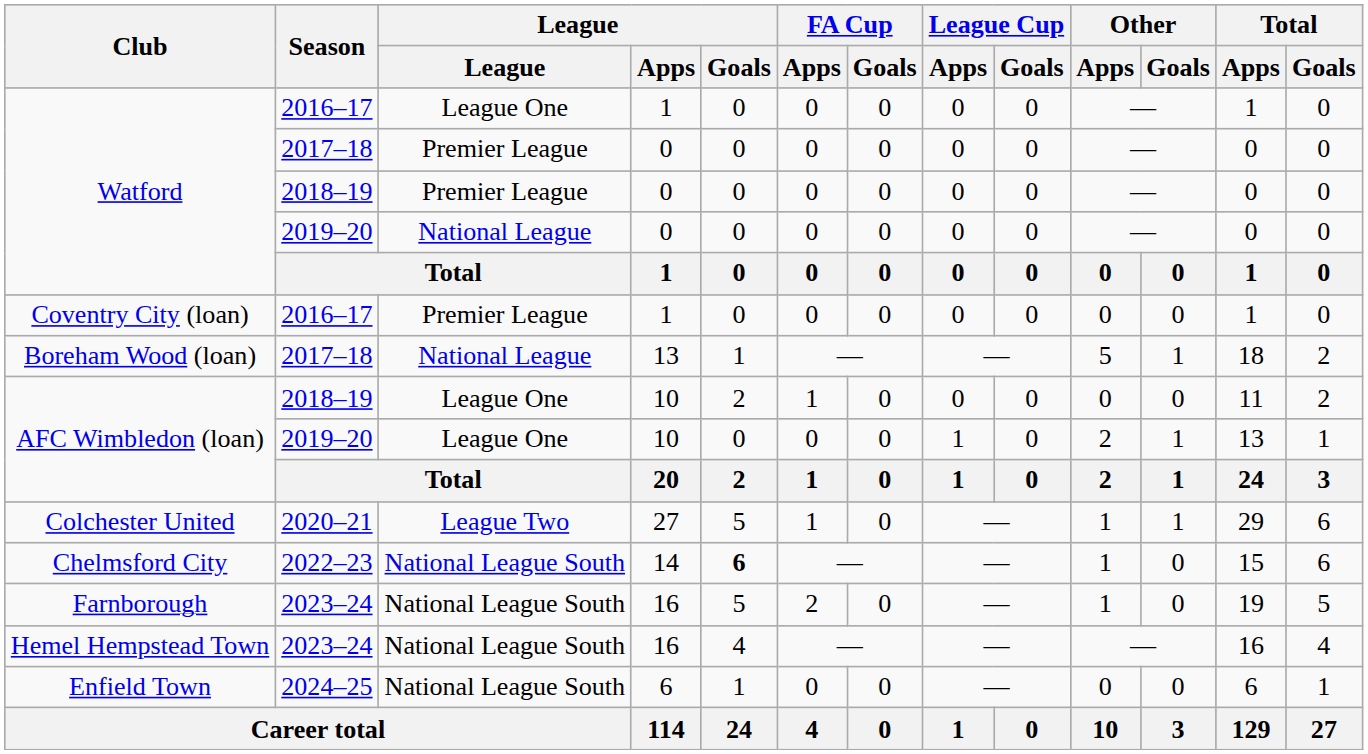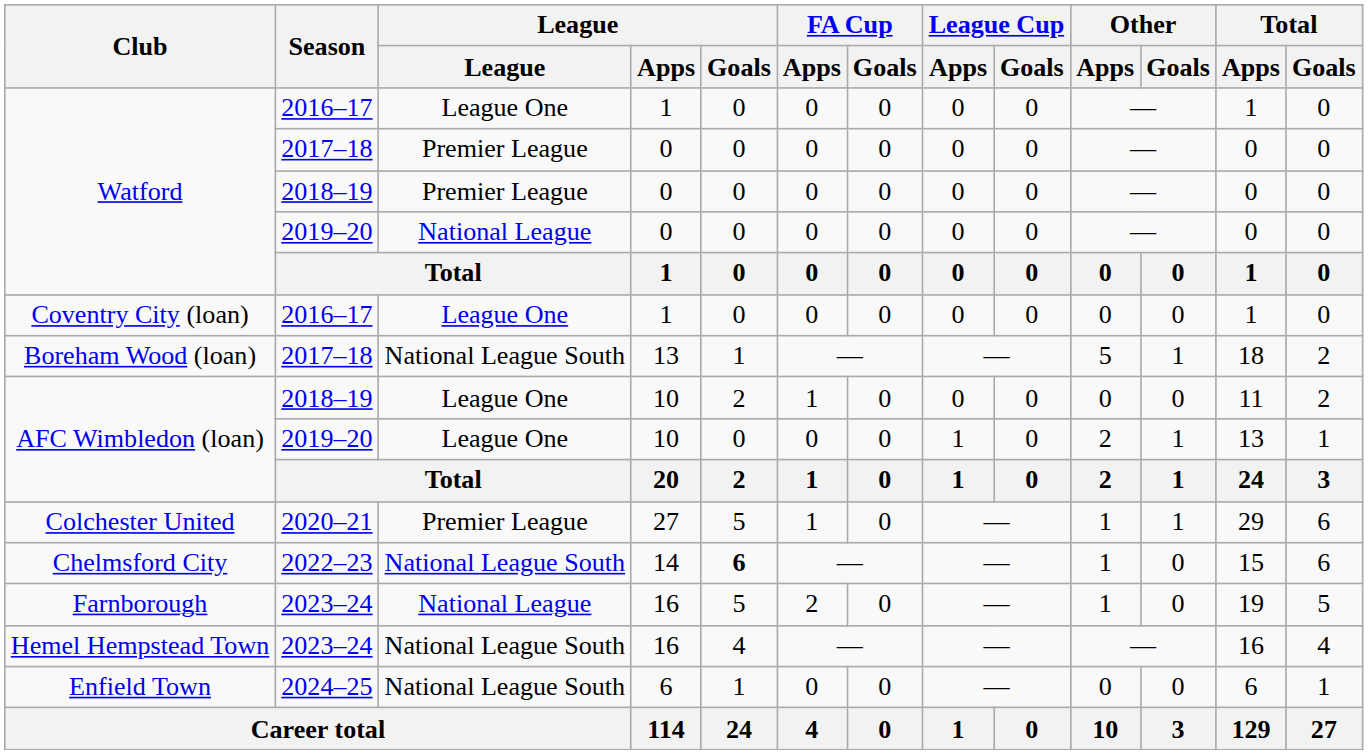(505, 314) Premier League -> (505, 314) League One
(505, 356) National League -> (505, 356) National League South
(505, 521) League Two -> (505, 521) Premier League
(505, 604) National League South -> (505, 604) National League
